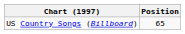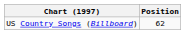(160, 23) 65 -> (160, 23) 62
